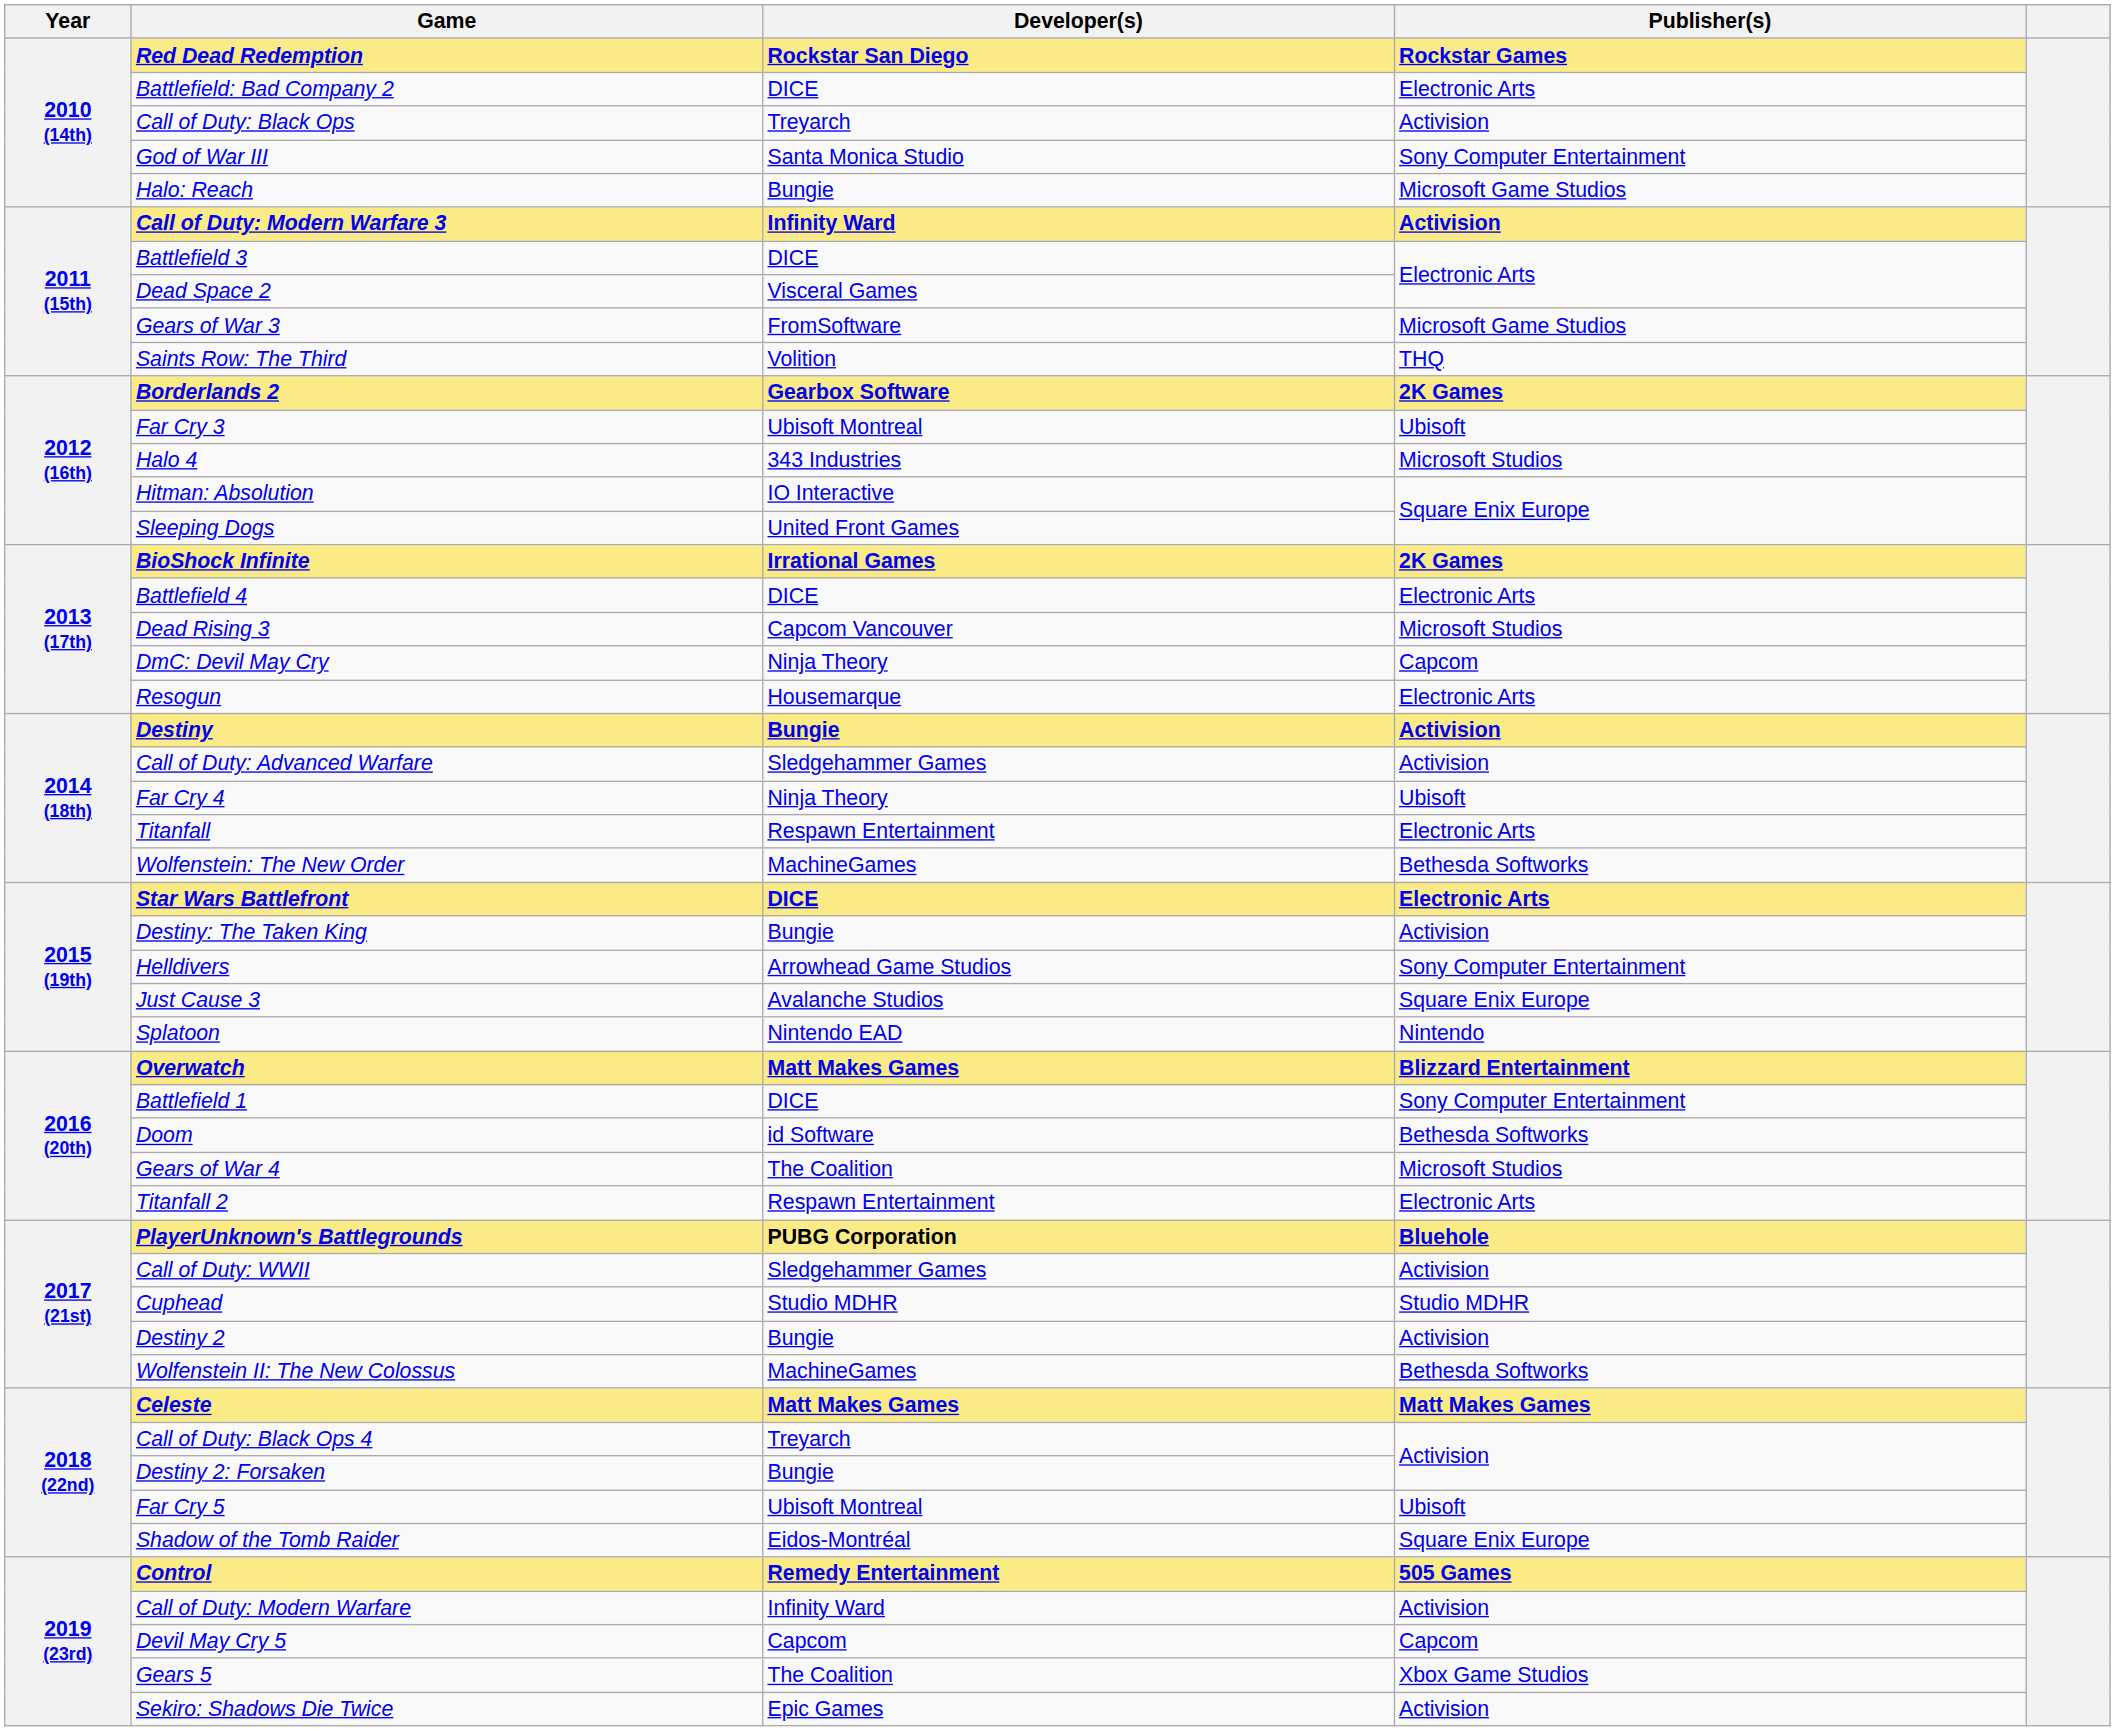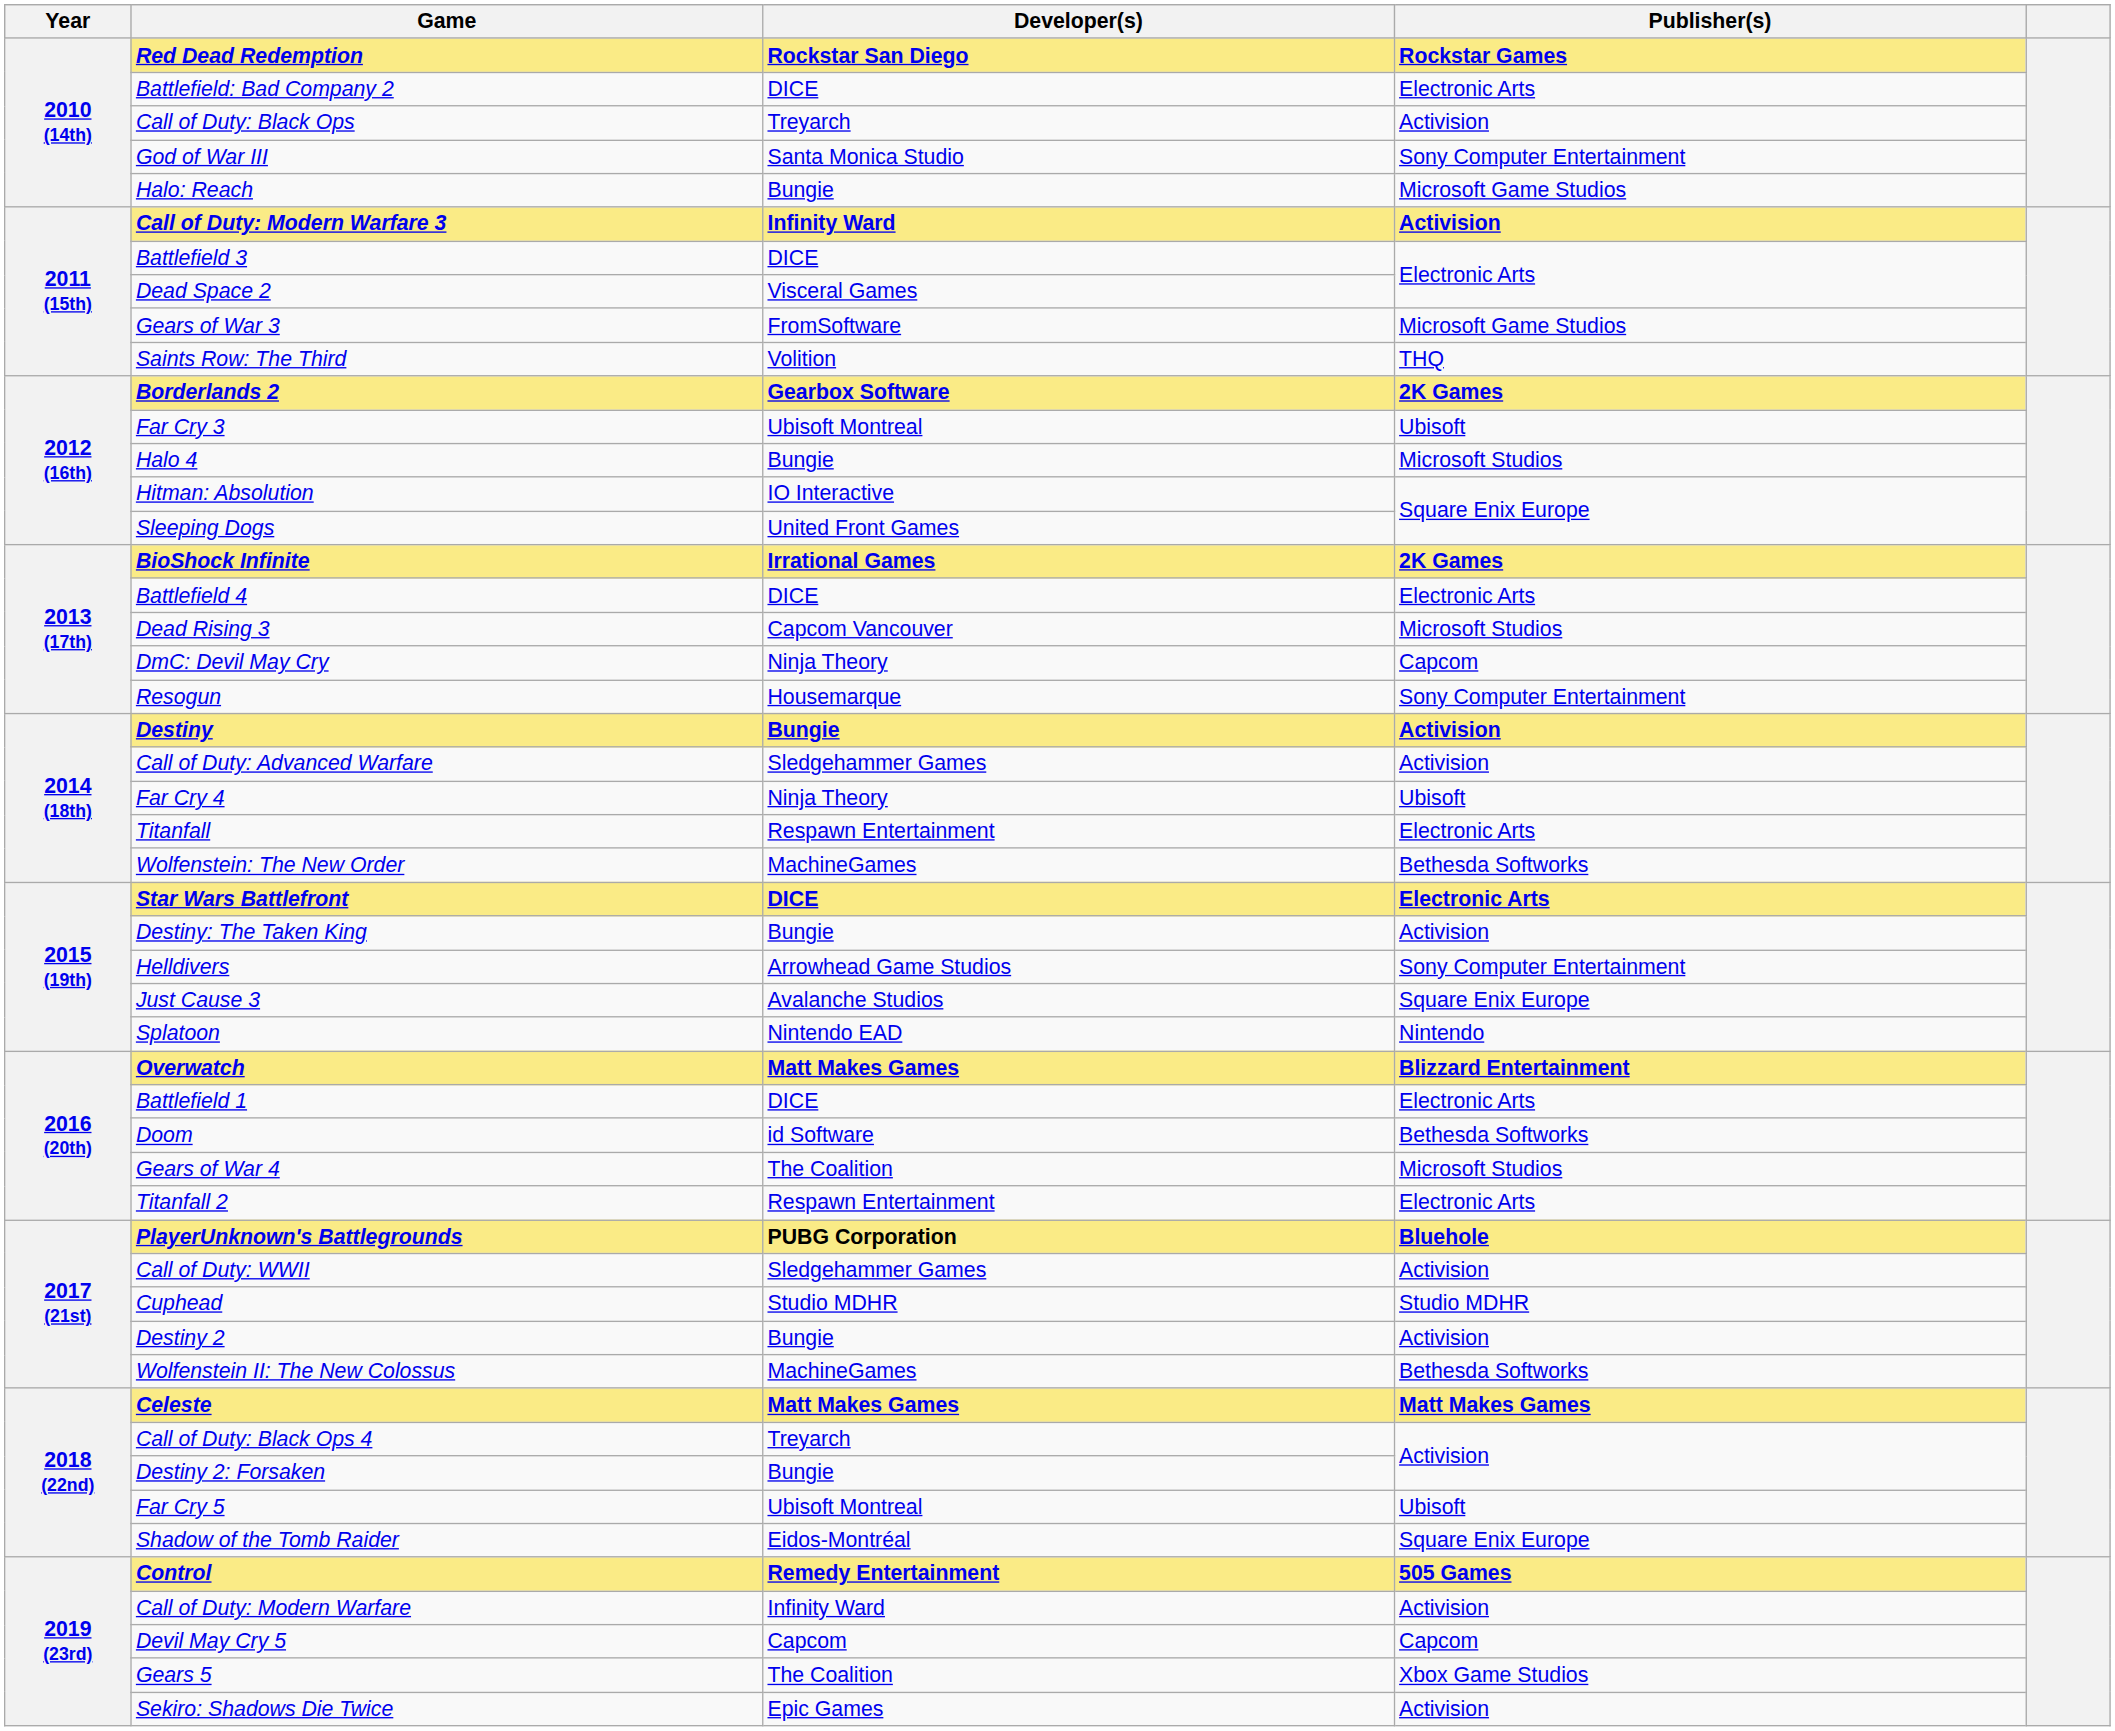(834, 460) 343 Industries -> (801, 460) Bungie
(1467, 696) Electronic Arts -> (1542, 696) Sony Computer Entertainment
(1542, 1101) Sony Computer Entertainment -> (1467, 1101) Electronic Arts
